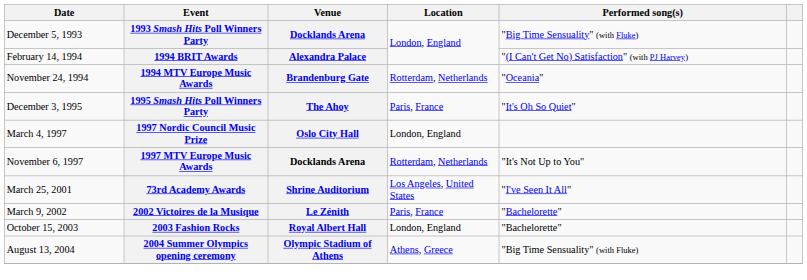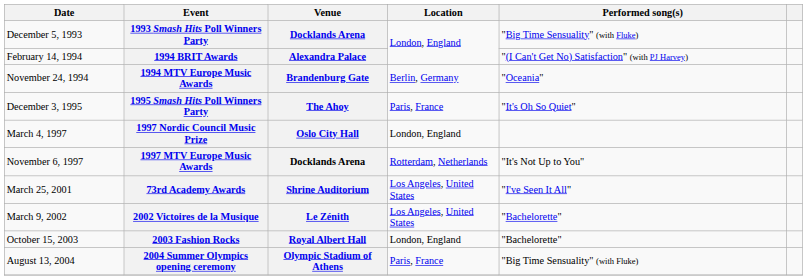(439, 78) Rotterdam, Netherlands -> (424, 78) Berlin, Germany
(416, 211) Paris, France -> (432, 217) Los Angeles, United States
(421, 249) Athens, Greece -> (416, 261) Paris, France
